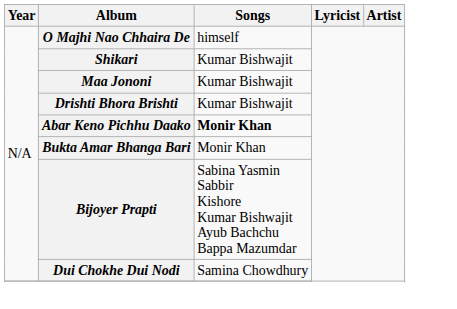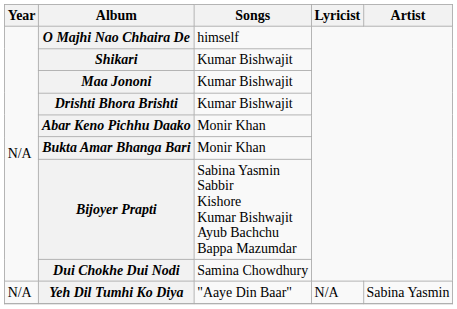(234, 125) bold -> (231, 125) normal
+ row: (116, 292)
